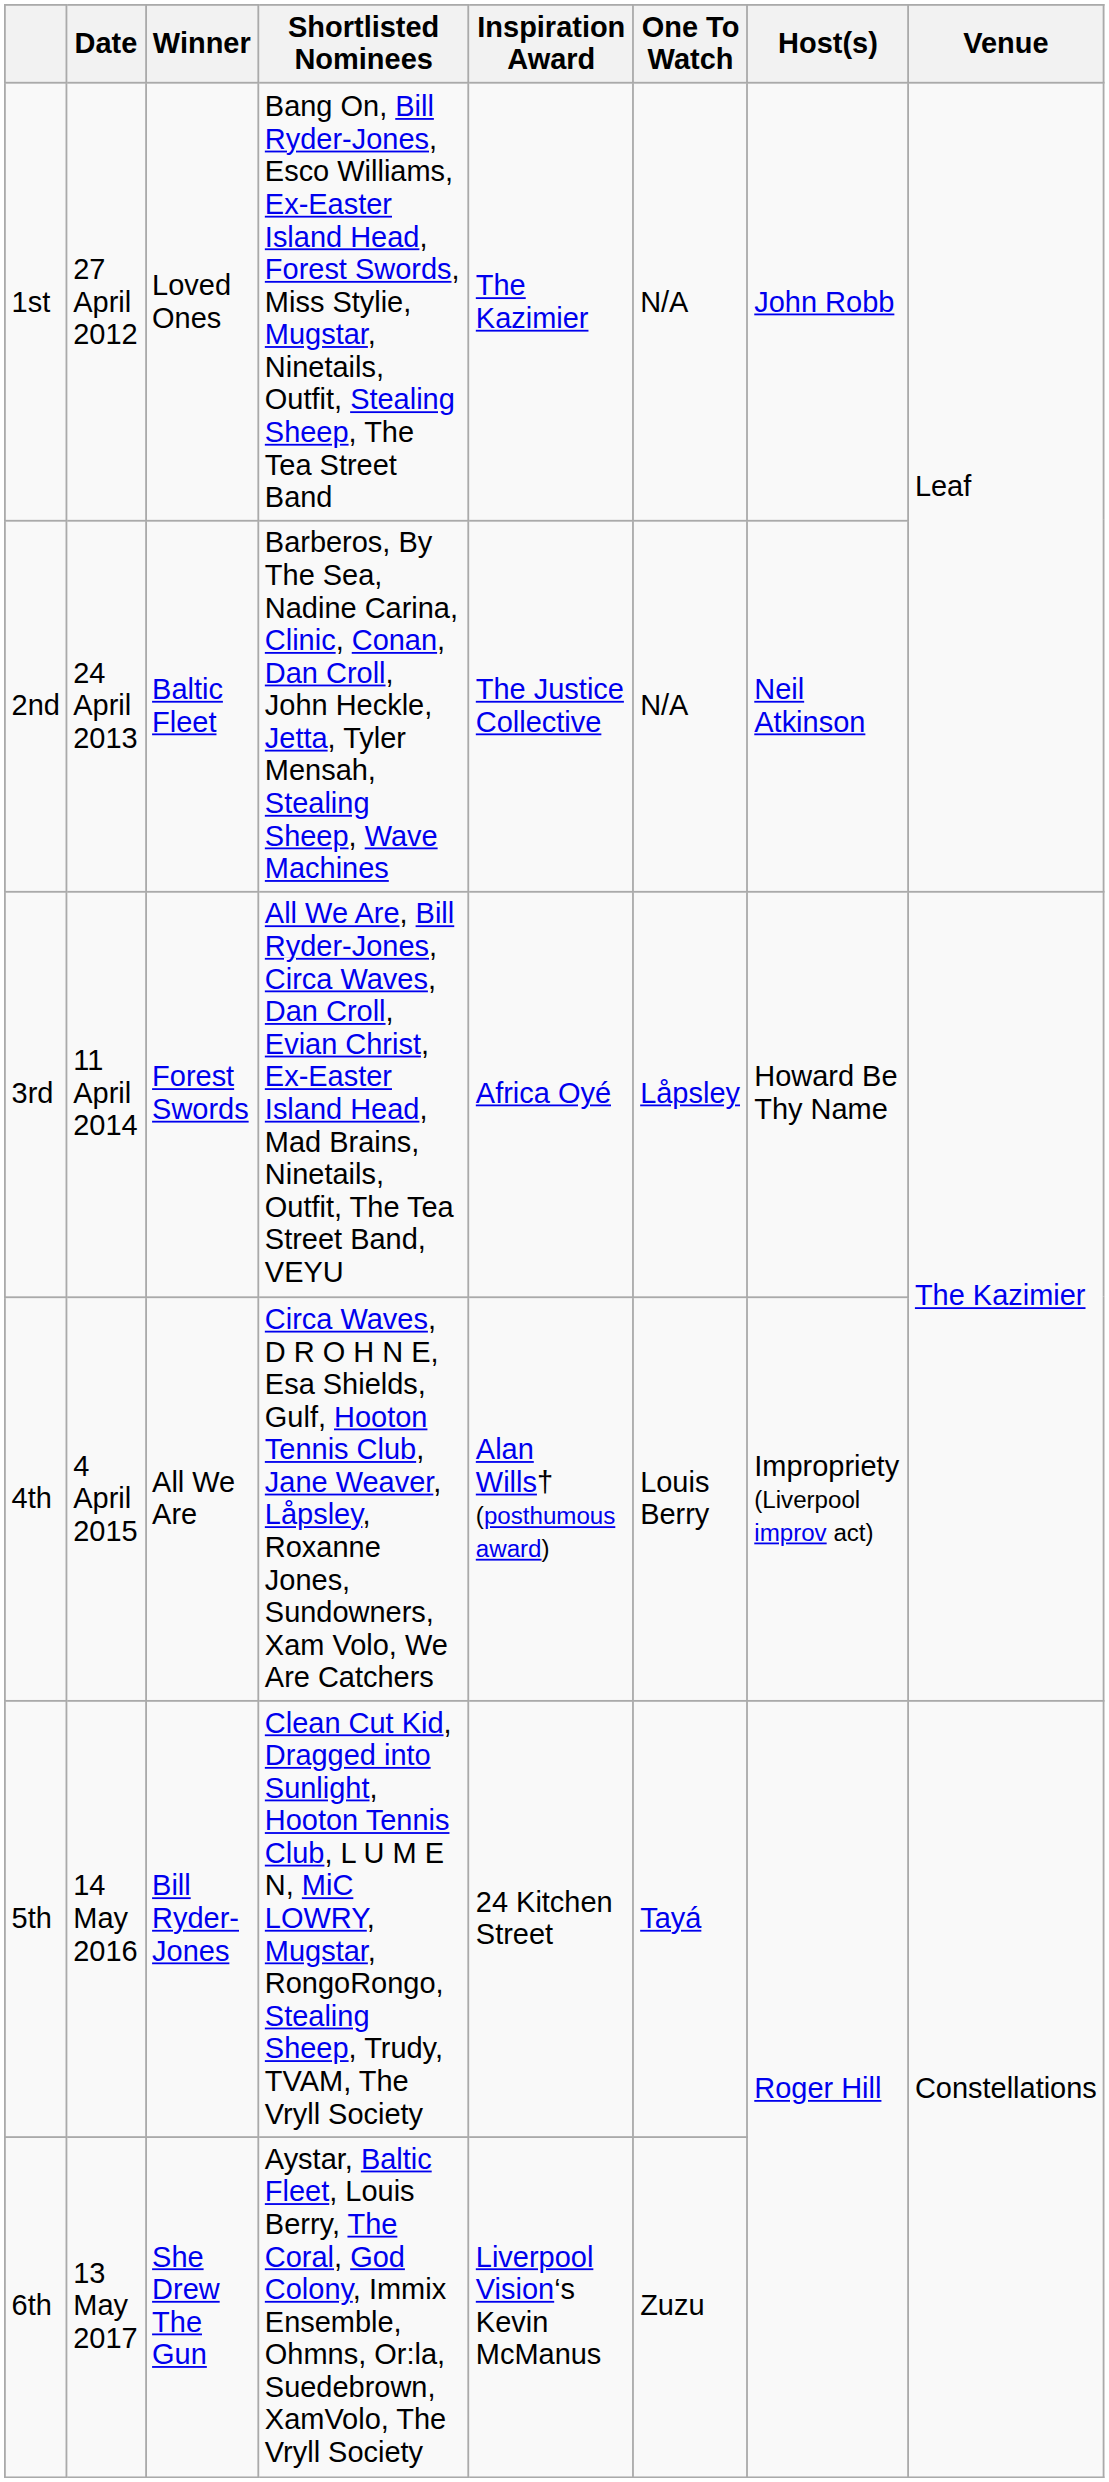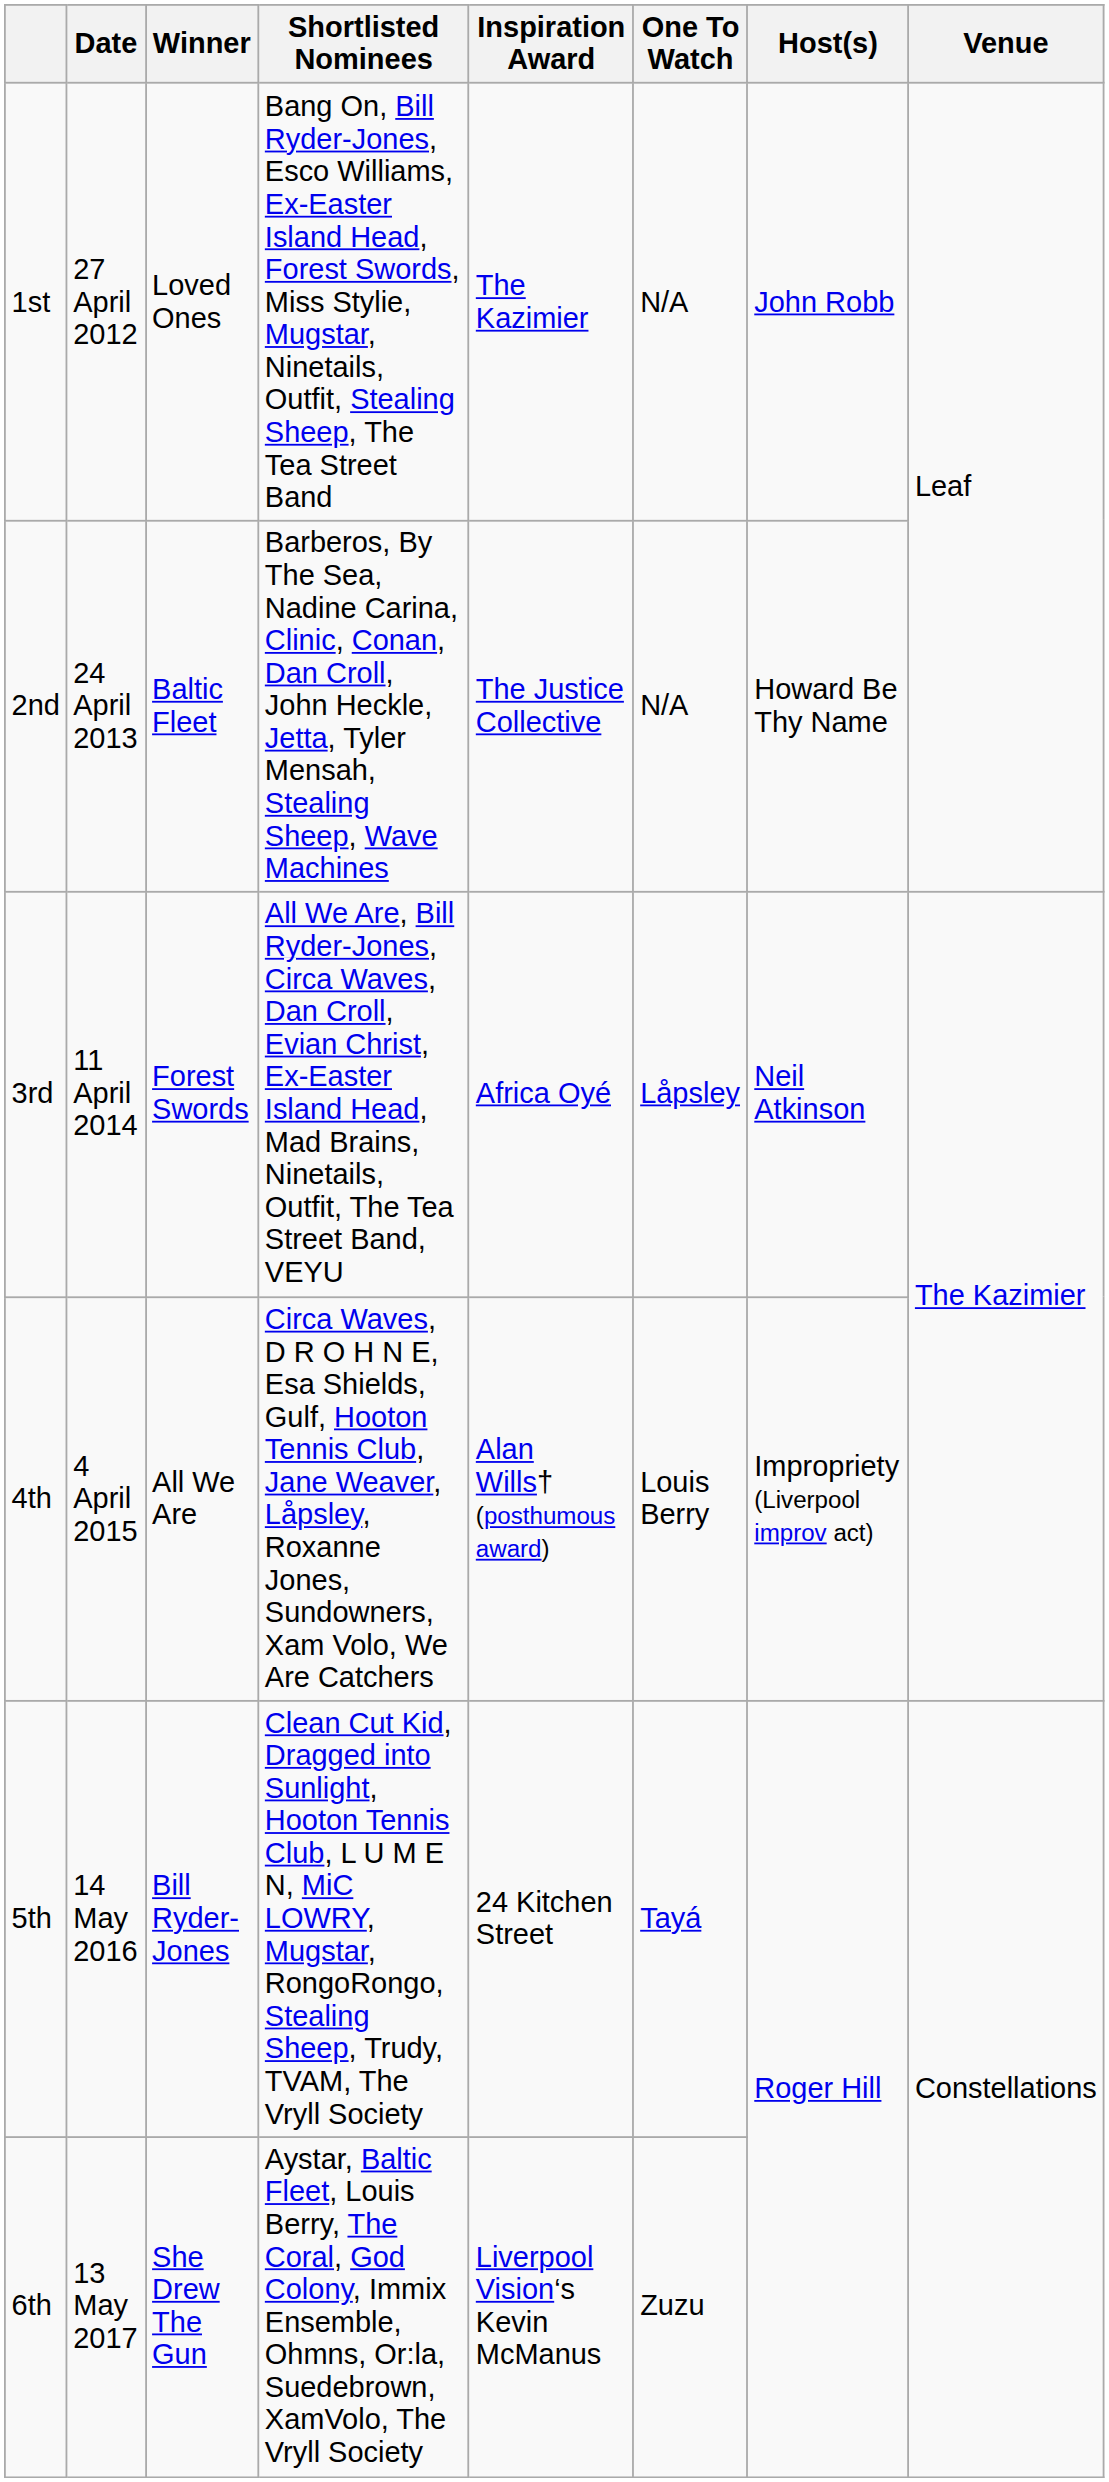(810, 705) Neil Atkinson -> (826, 705) Howard Be Thy Name
(826, 1093) Howard Be Thy Name -> (810, 1093) Neil Atkinson
